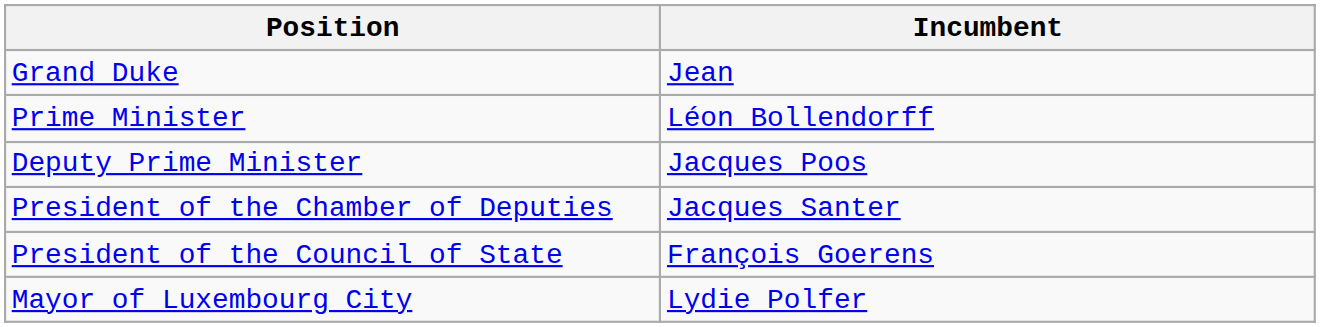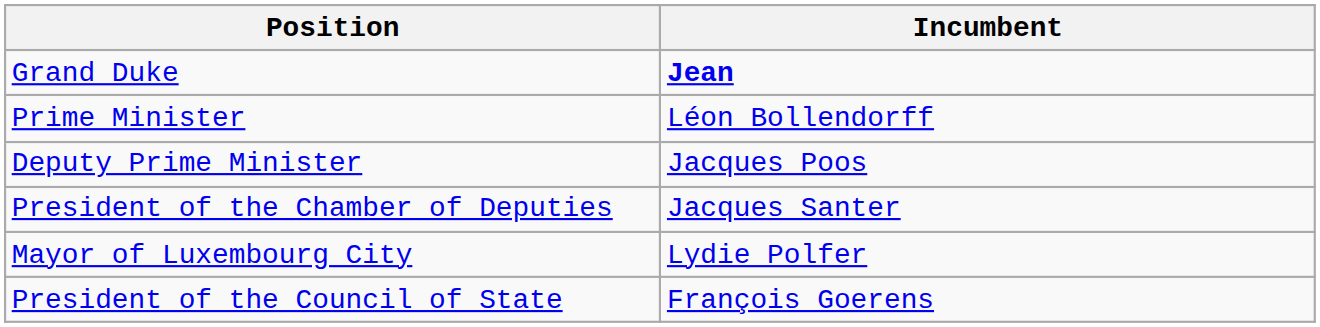(700, 73) normal -> (700, 73) bold
rows swapped: (287, 254) <-> (212, 300)
